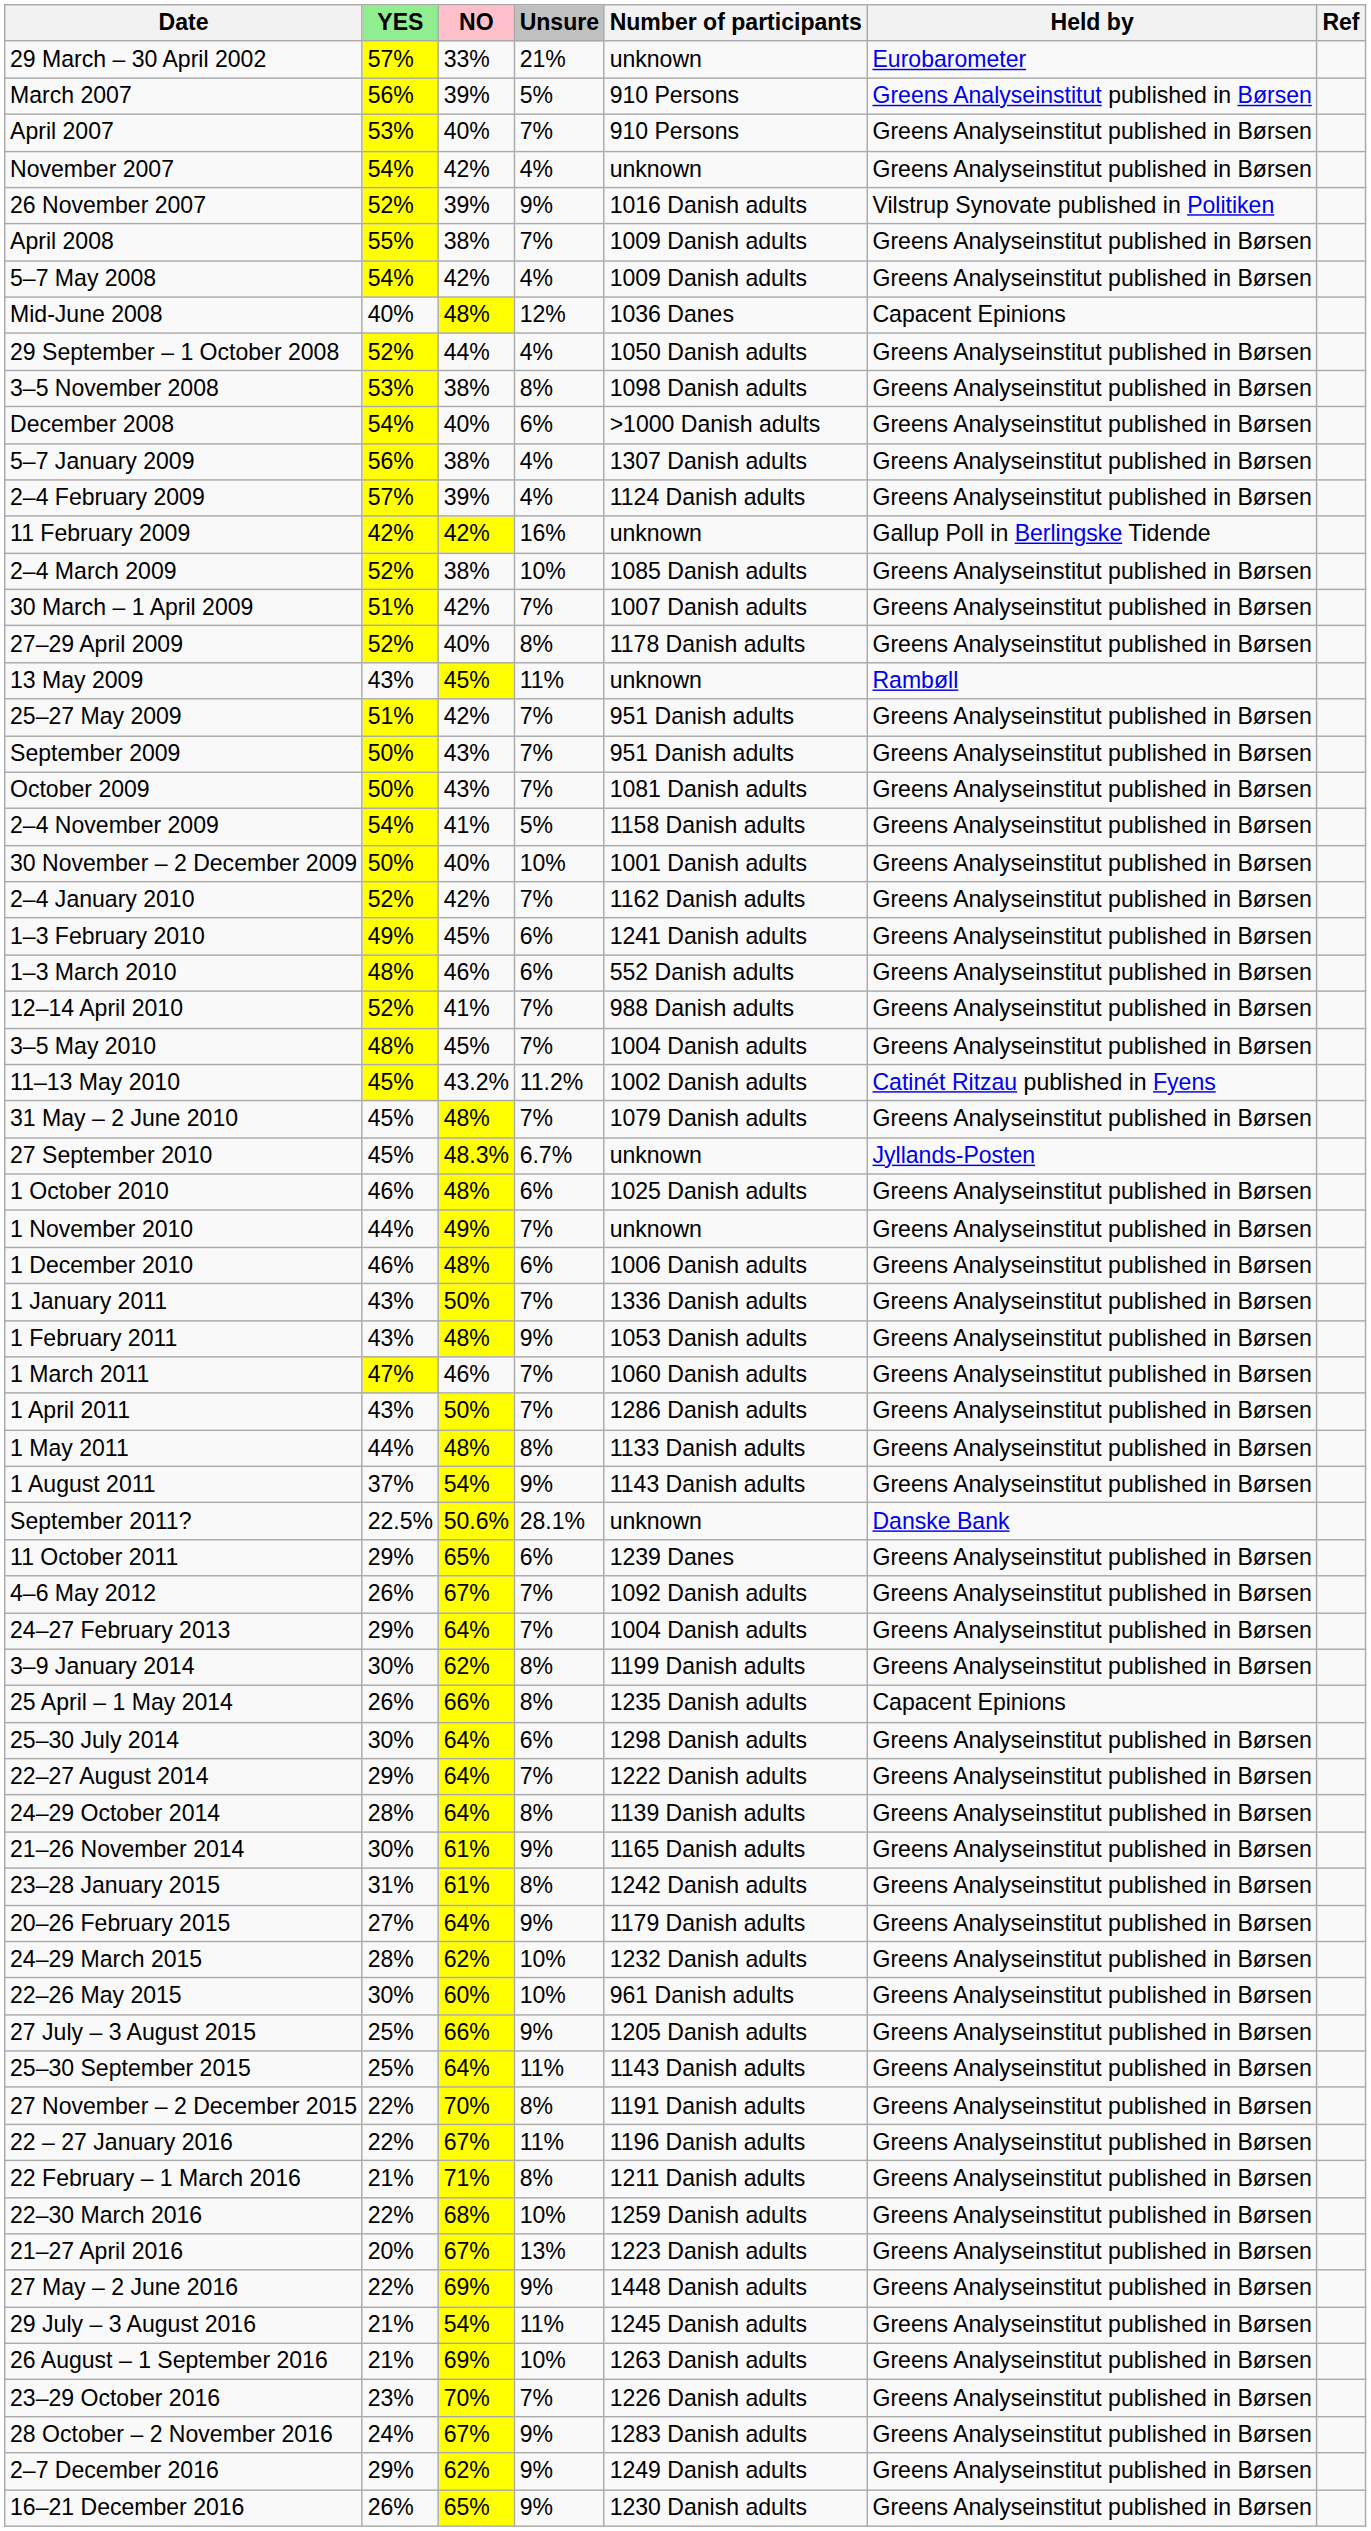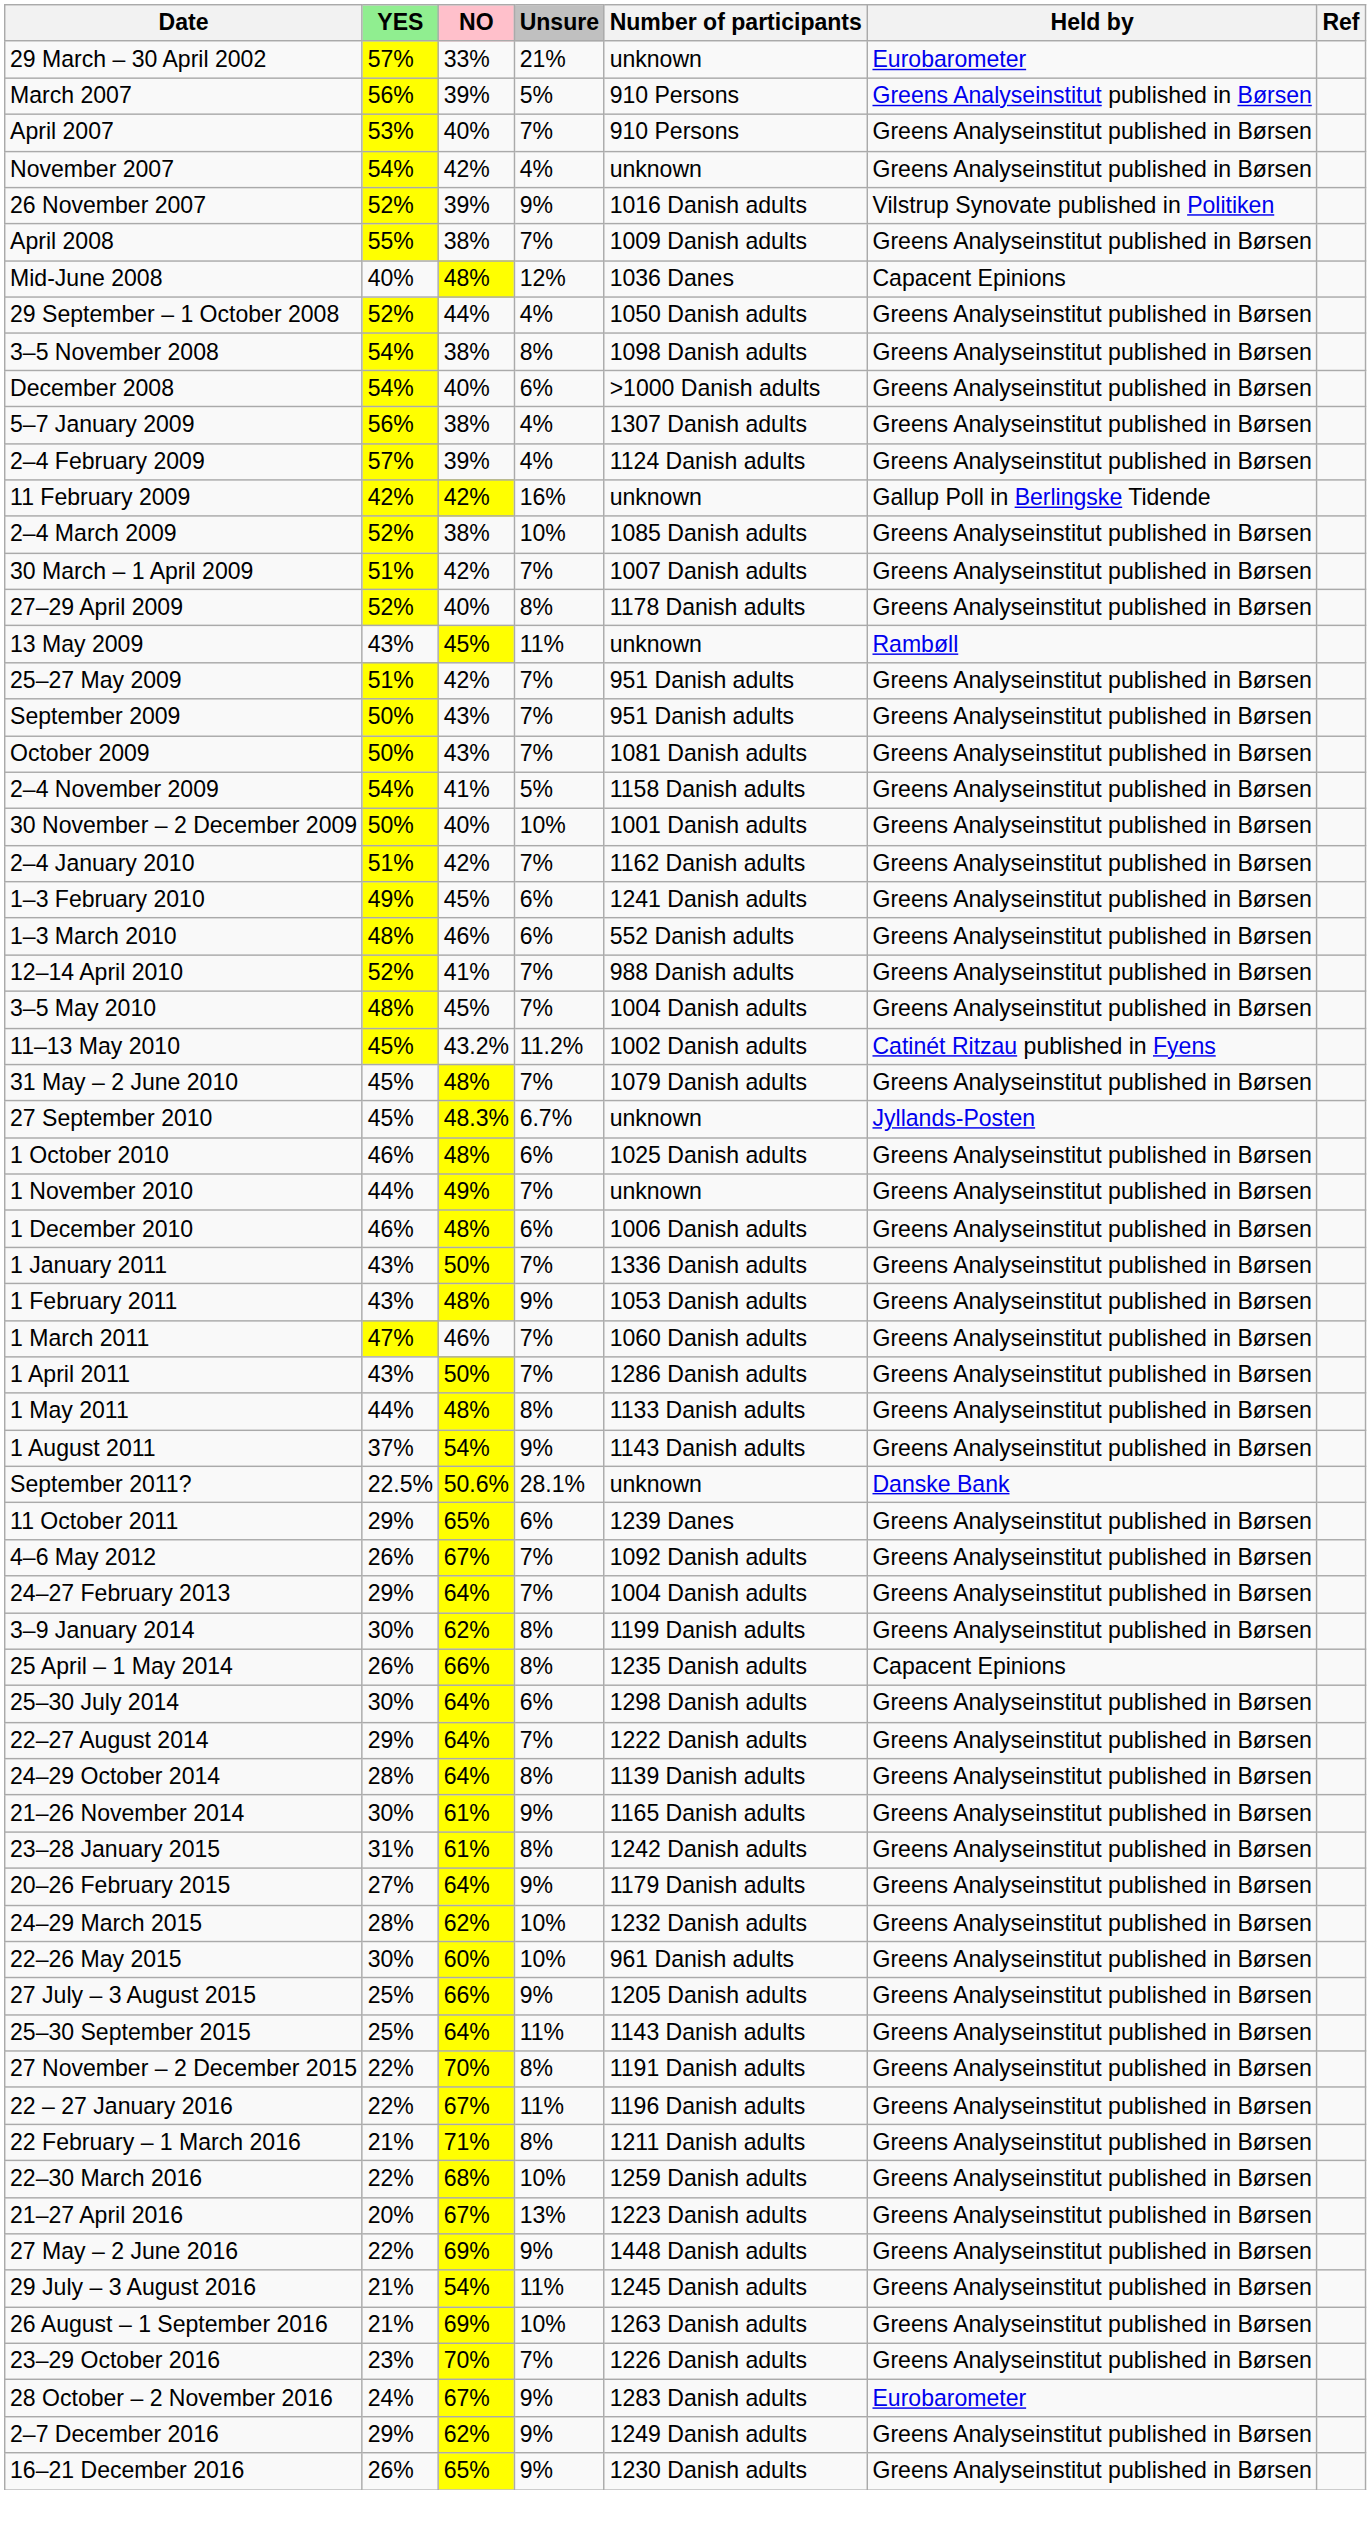- row: (83, 278)
(391, 388) 53% -> (391, 351) 54%
(391, 899) 52% -> (391, 863) 51%
(1092, 2434) Greens Analyseinstitut published in Børsen -> (949, 2397) Eurobarometer
